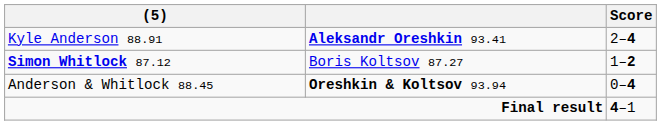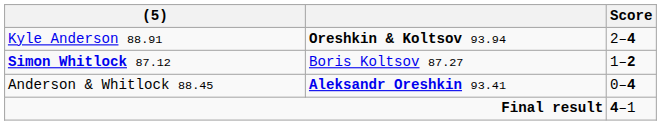(407, 39) Aleksandr Oreshkin 93.41 -> (407, 39) Oreshkin & Koltsov 93.94
(407, 85) Oreshkin & Koltsov 93.94 -> (407, 85) Aleksandr Oreshkin 93.41
